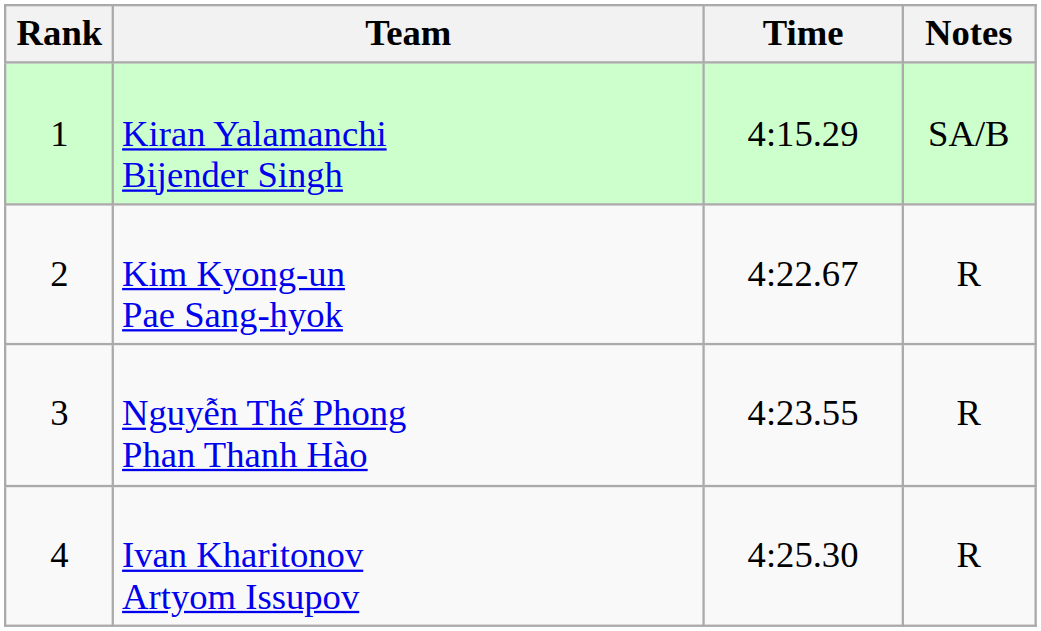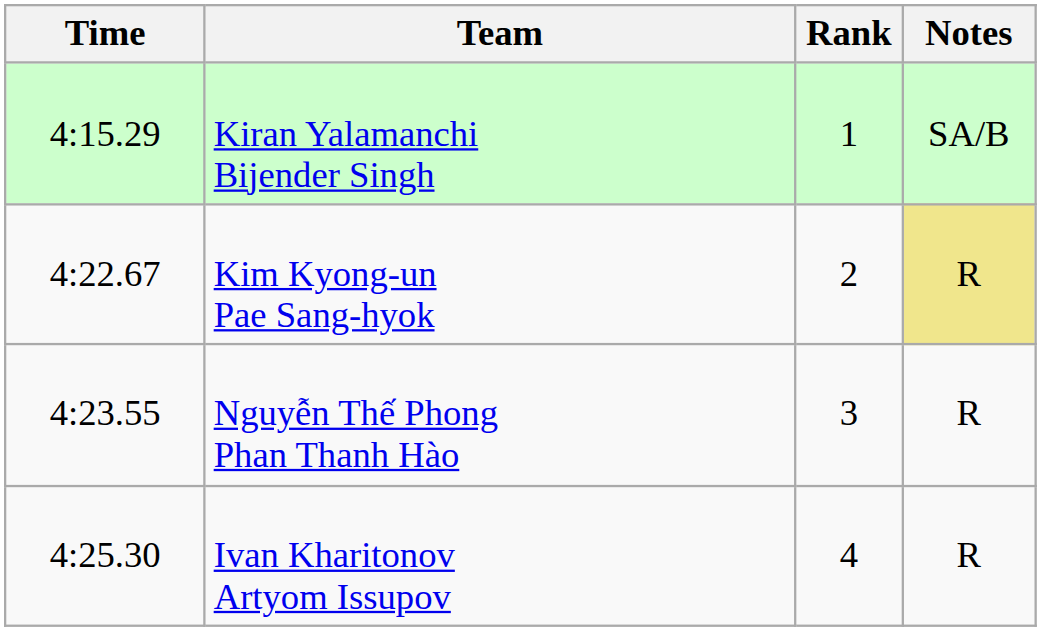columns swapped: (59, 33) <-> (803, 33)
(969, 273) no background -> (969, 273) khaki background
